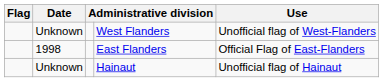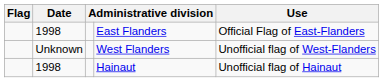rows swapped: (133, 31) <-> (131, 49)
(59, 67) Unknown -> (48, 67) 1998
